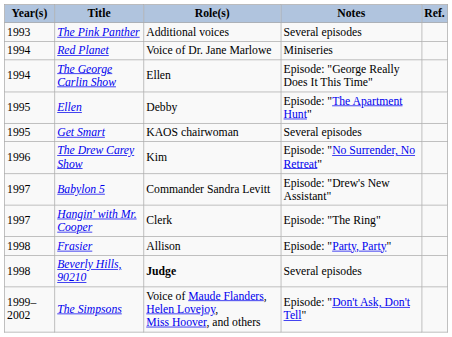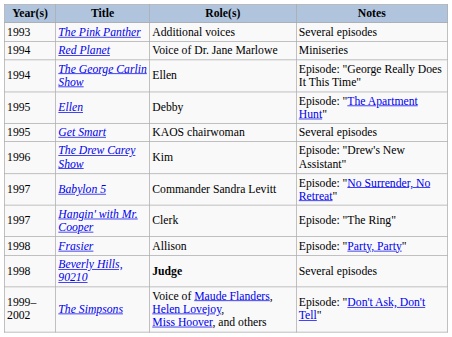- column: (435, 13)
(349, 157) Episode: "No Surrender, No Retreat" -> (352, 157) Episode: "Drew's New Assistant"
(337, 189) Episode: "Drew's New Assistant" -> (365, 189) Episode: "No Surrender, No Retreat"
